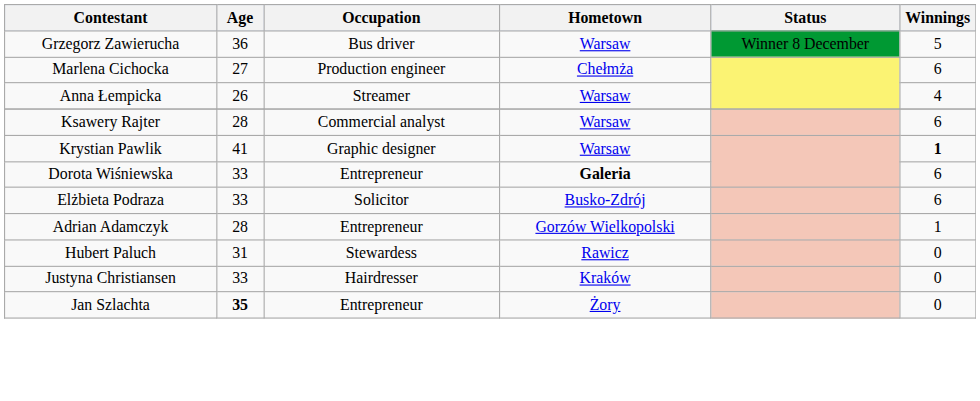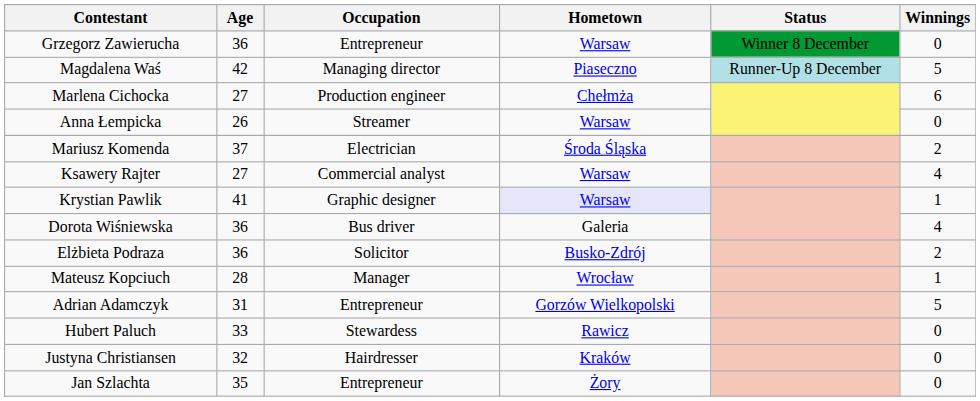(381, 44) Bus driver -> (381, 44) Entrepreneur
(938, 44) 5 -> (938, 44) 0
+ row: (111, 70)
(938, 96) 4 -> (938, 122) 0
+ row: (111, 148)
(240, 122) 28 -> (240, 174) 27
(938, 122) 6 -> (938, 174) 4
(605, 148) no background -> (605, 200) lavender background
(938, 148) bold -> (938, 200) normal
(240, 174) 33 -> (240, 226) 36
(381, 174) Entrepreneur -> (381, 226) Bus driver
(605, 174) bold -> (605, 226) normal
(938, 174) 6 -> (938, 226) 4
(240, 200) 33 -> (240, 253) 36
(938, 200) 6 -> (938, 253) 2
+ row: (111, 279)
(240, 226) 28 -> (240, 305) 31
(938, 226) 1 -> (938, 305) 5
(240, 253) 31 -> (240, 331) 33
(240, 279) 33 -> (240, 357) 32
(240, 305) bold -> (240, 383) normal
